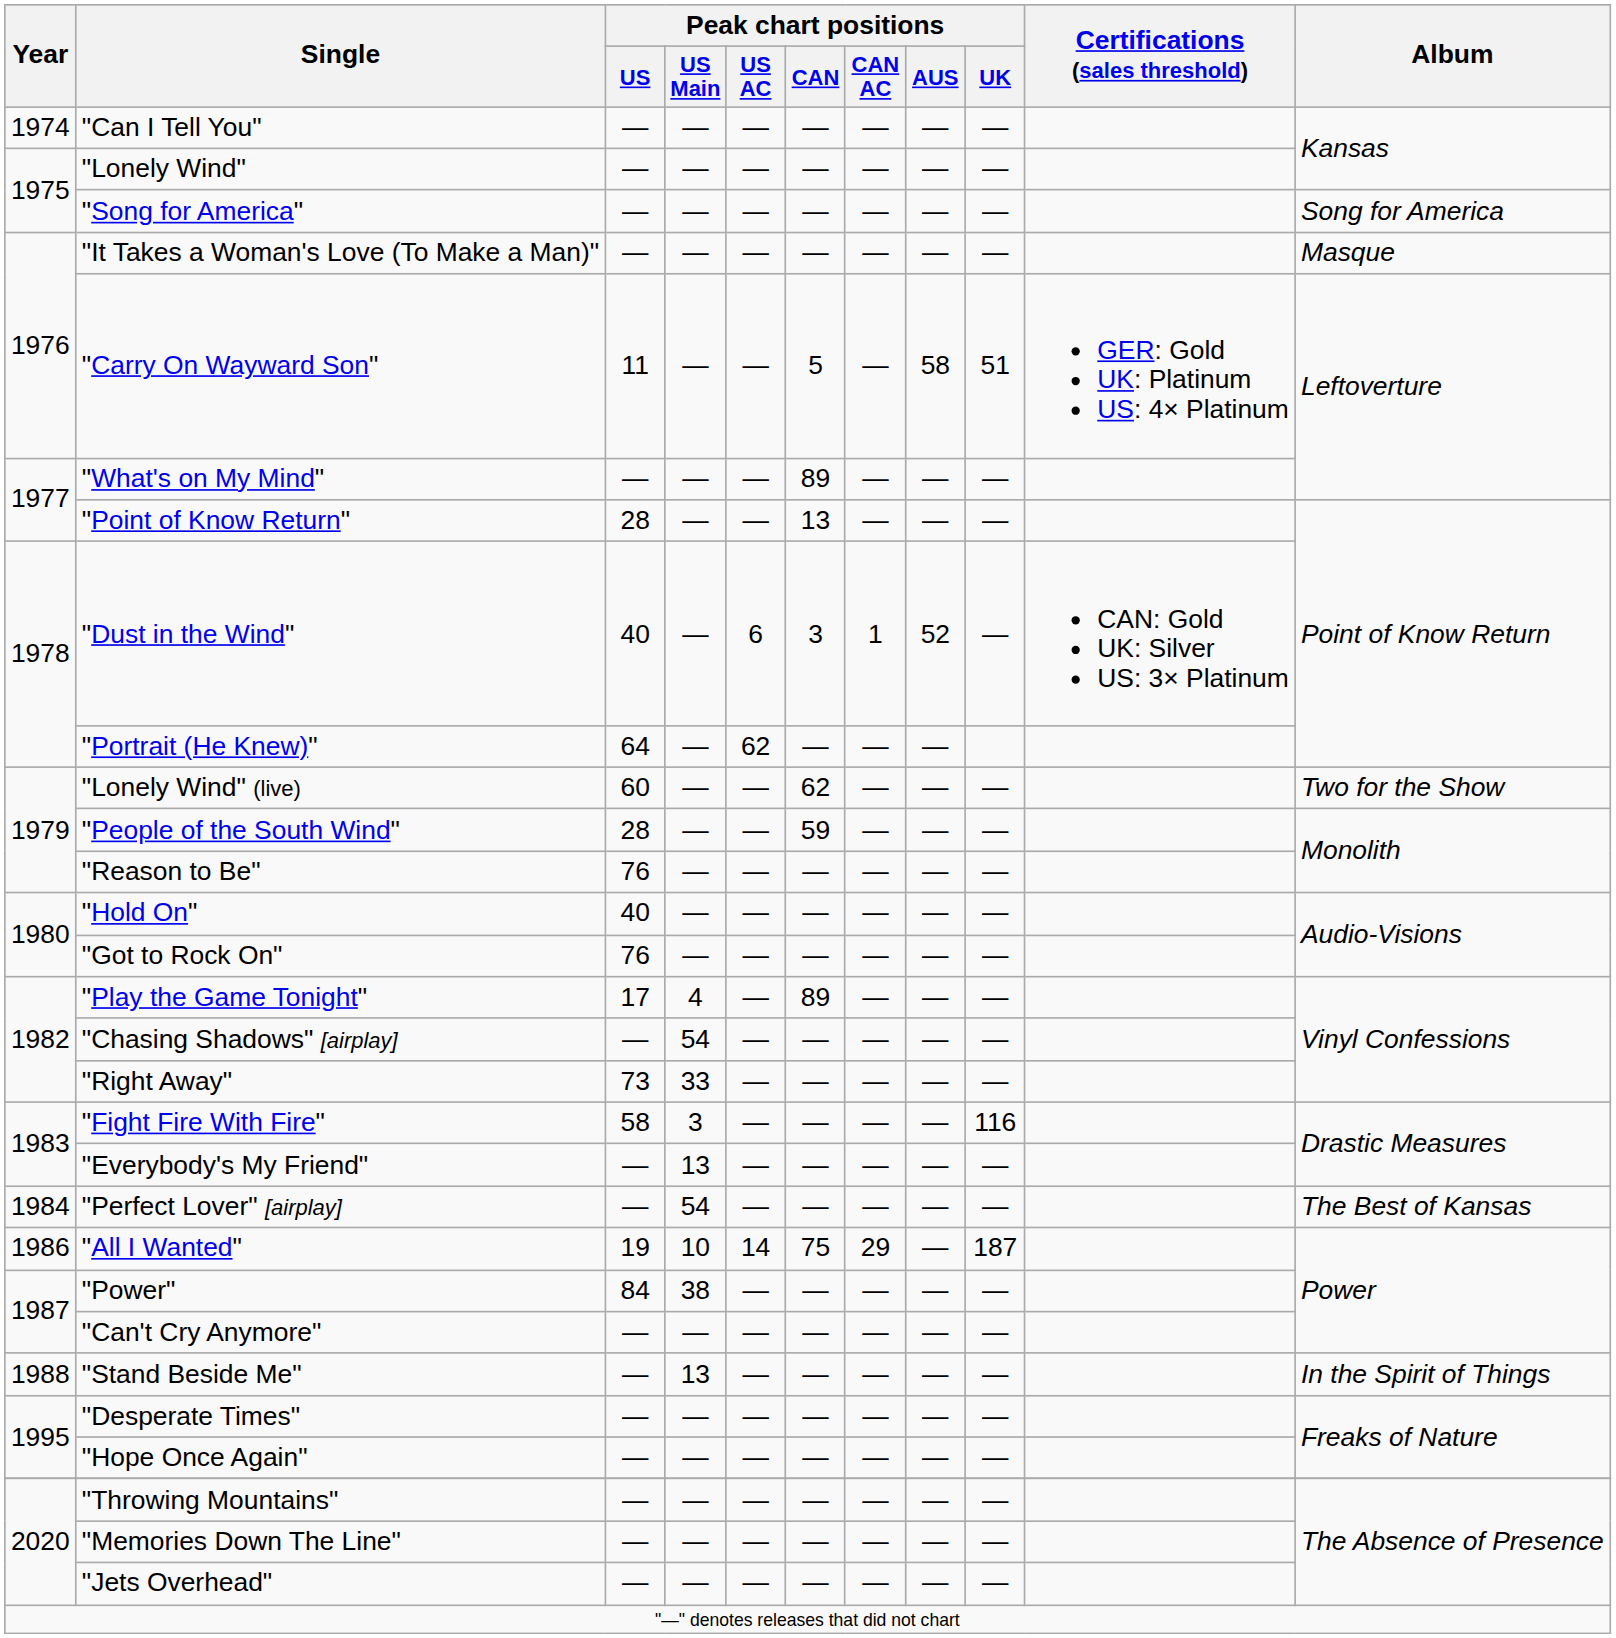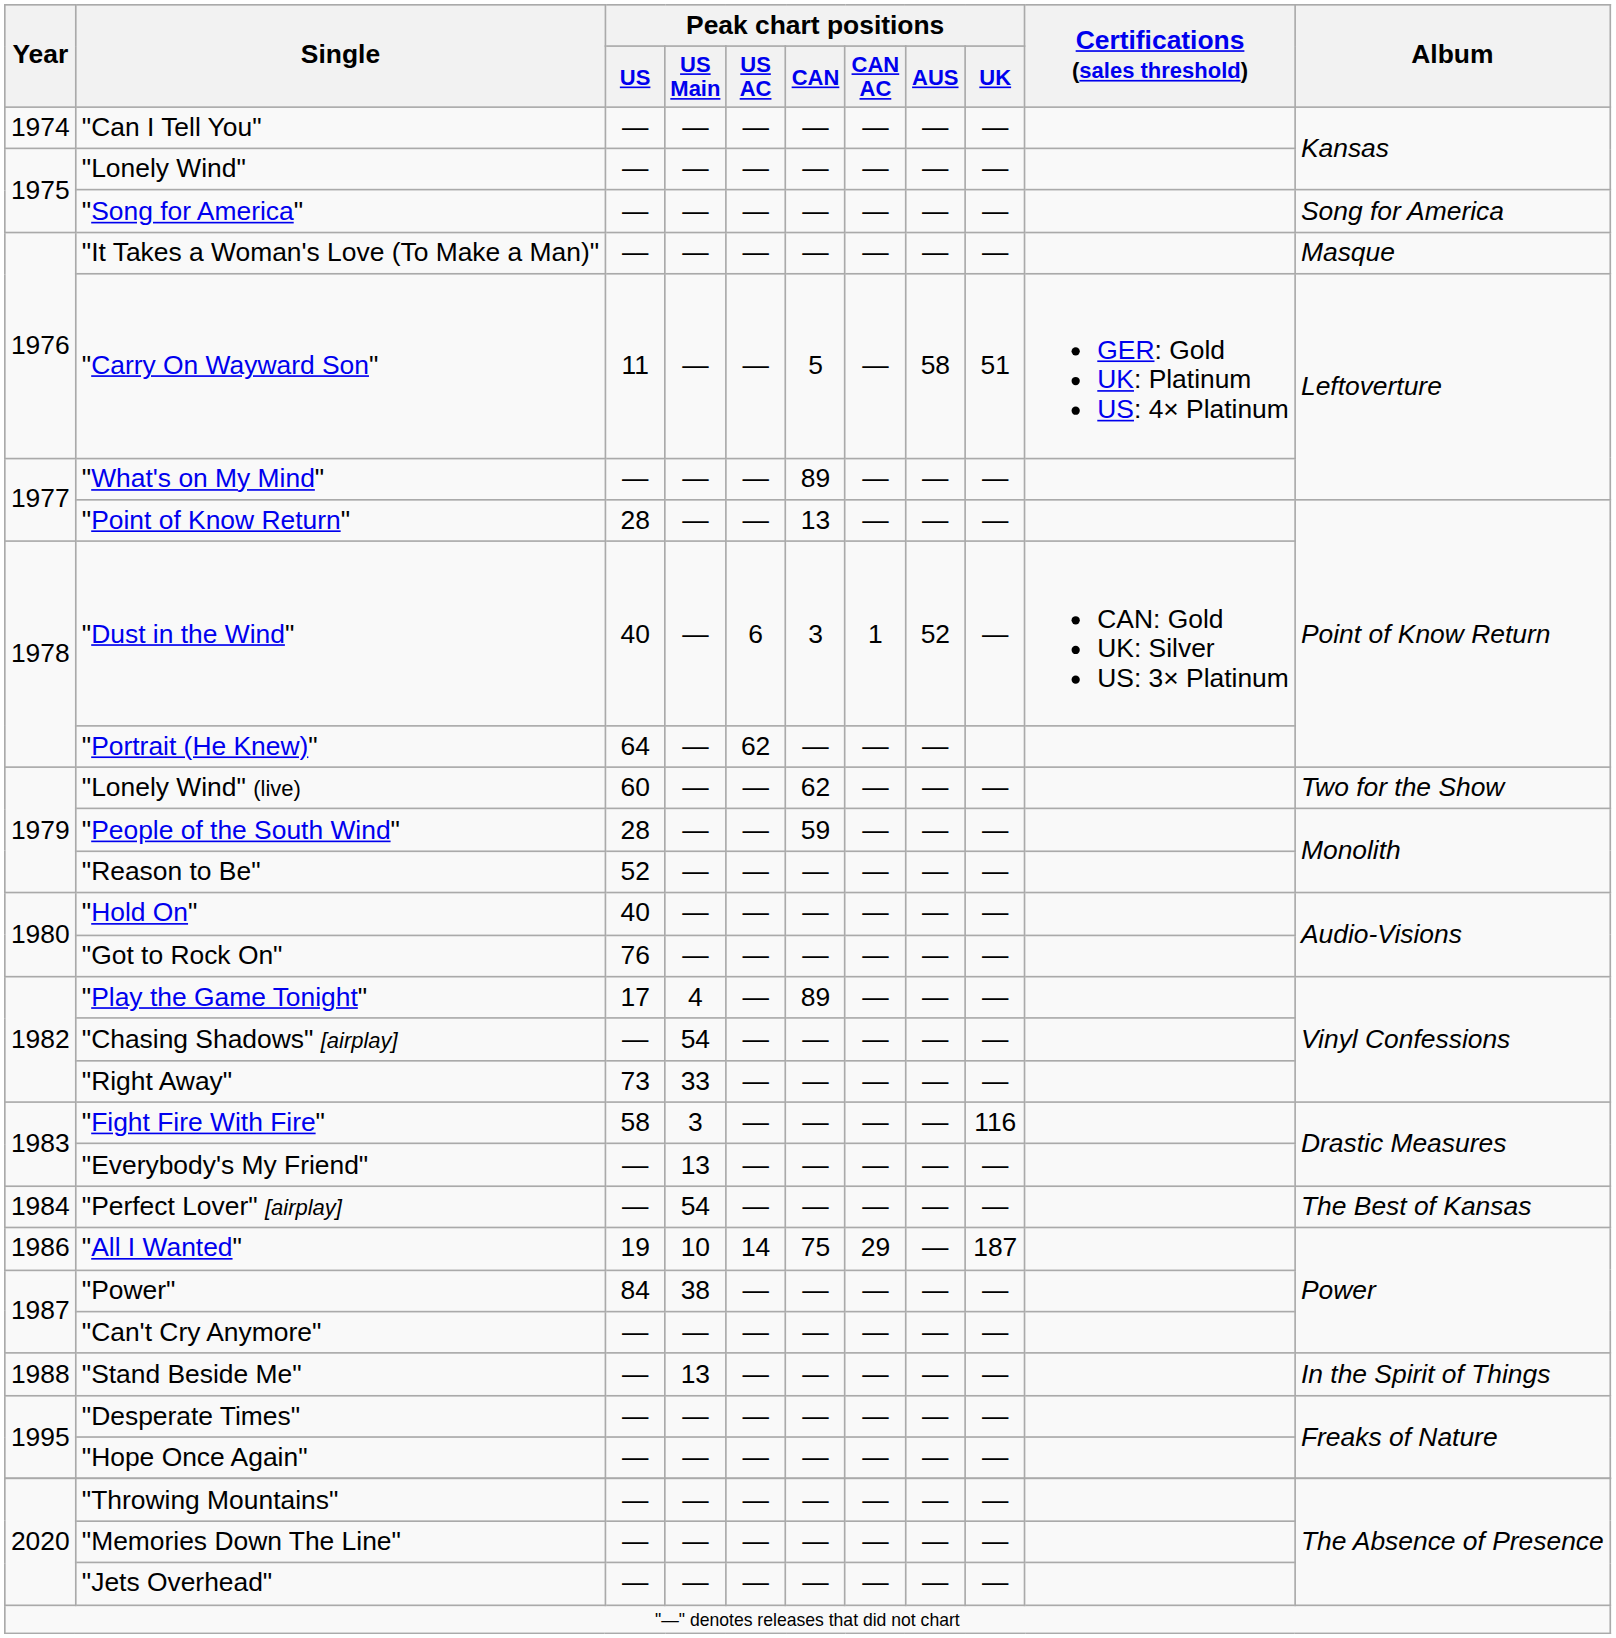(635, 871) 76 -> (635, 871) 52
